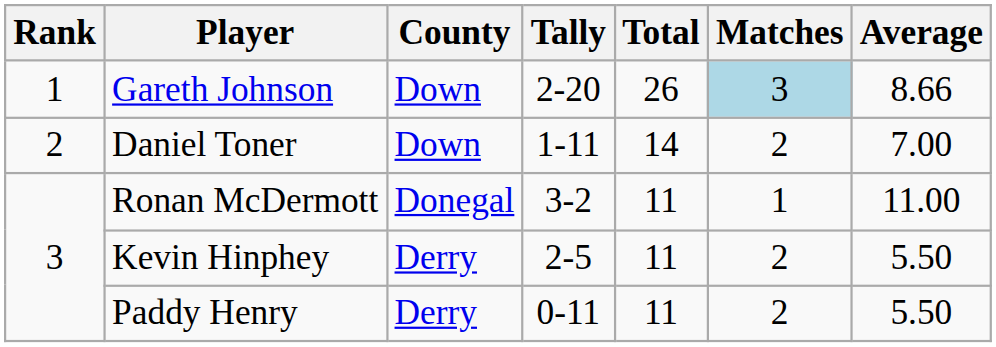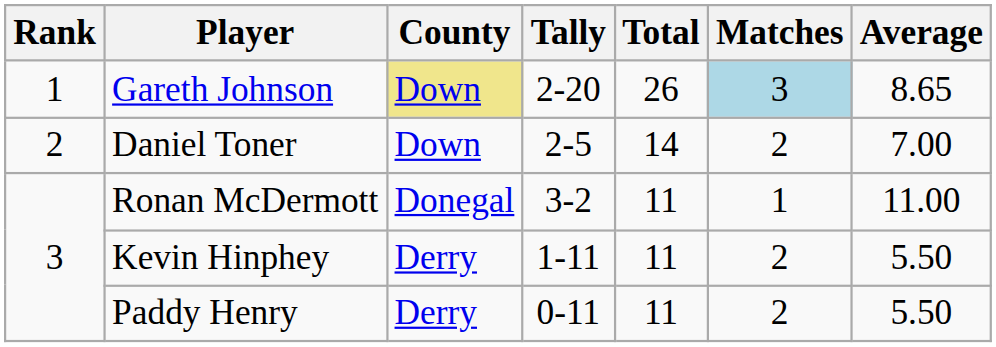(438, 88) no background -> (438, 88) khaki background
(921, 88) 8.66 -> (921, 88) 8.65
(568, 144) 1-11 -> (568, 144) 2-5
(568, 256) 2-5 -> (568, 256) 1-11
